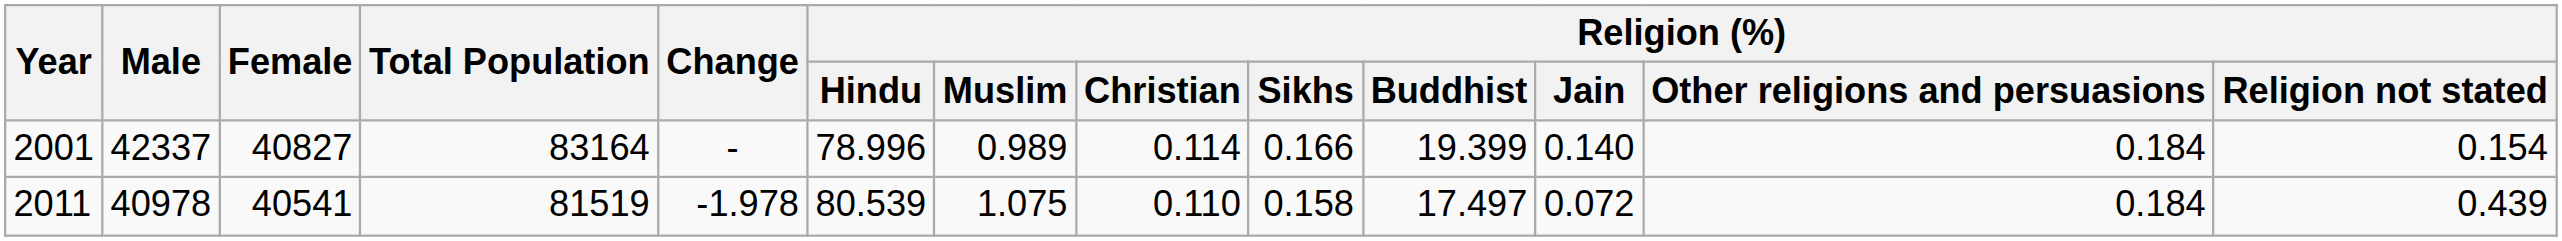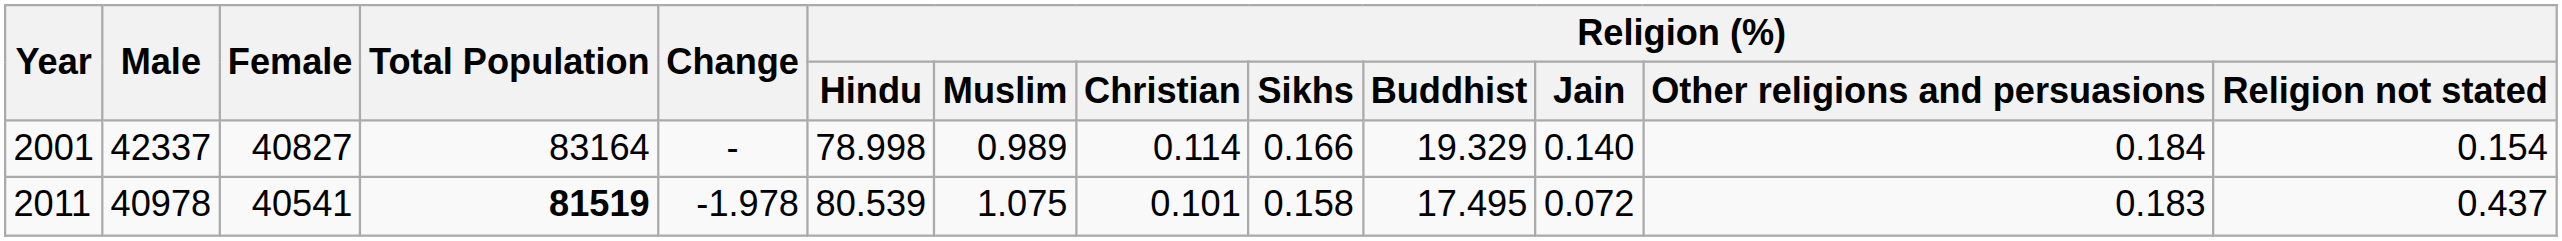(871, 147) 78.996 -> (871, 147) 78.998
(1472, 147) 19.399 -> (1472, 147) 19.329
(599, 205) normal -> (599, 205) bold
(1197, 205) 0.110 -> (1196, 205) 0.101
(1472, 205) 17.497 -> (1472, 205) 17.495
(2160, 205) 0.184 -> (2160, 205) 0.183
(2503, 205) 0.439 -> (2503, 205) 0.437
